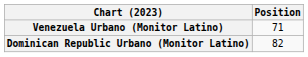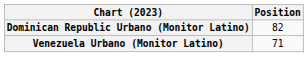rows swapped: (128, 44) <-> (128, 28)
